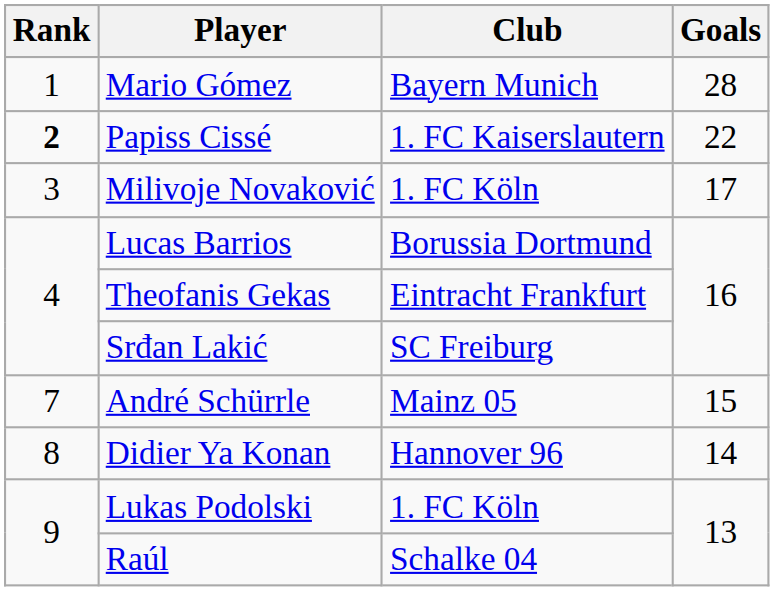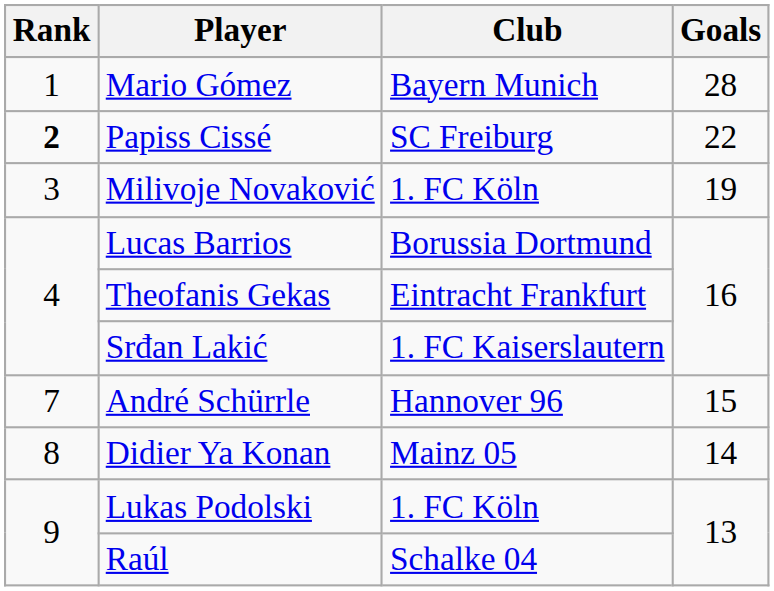(527, 136) 1. FC Kaiserslautern -> (472, 136) SC Freiburg
(721, 189) 17 -> (721, 189) 19
(472, 347) SC Freiburg -> (527, 347) 1. FC Kaiserslautern
(453, 400) Mainz 05 -> (476, 400) Hannover 96
(476, 453) Hannover 96 -> (453, 453) Mainz 05
